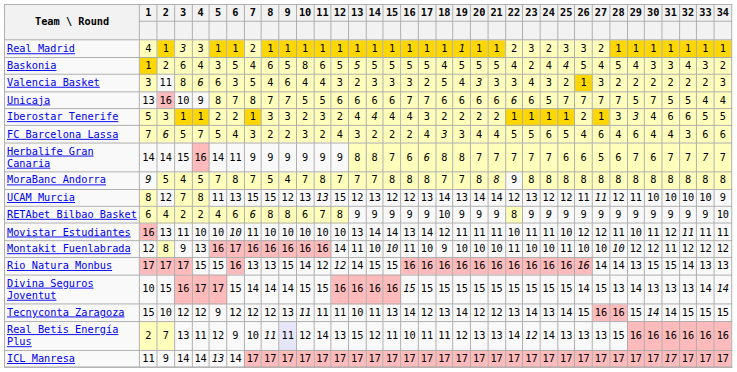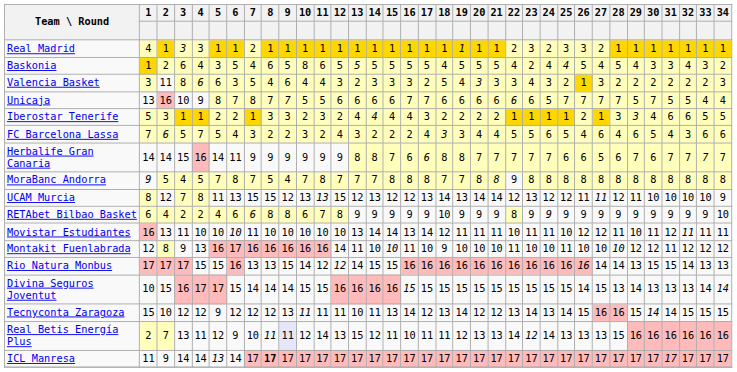(653, 134) 4 -> (653, 134) 5
(270, 359) normal -> (270, 359) bold
